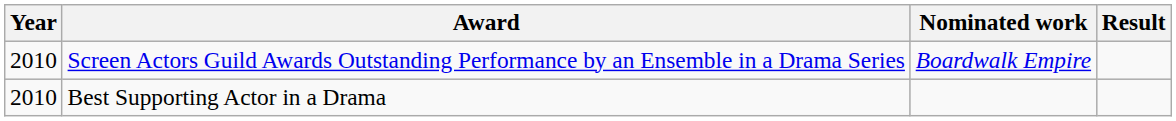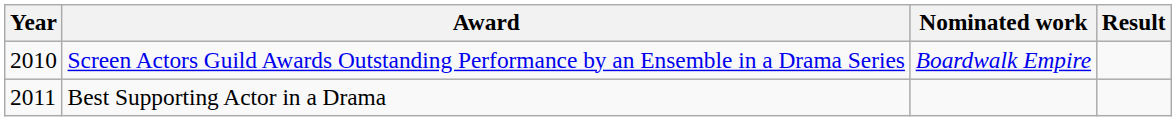(33, 97) 2010 -> (33, 97) 2011
